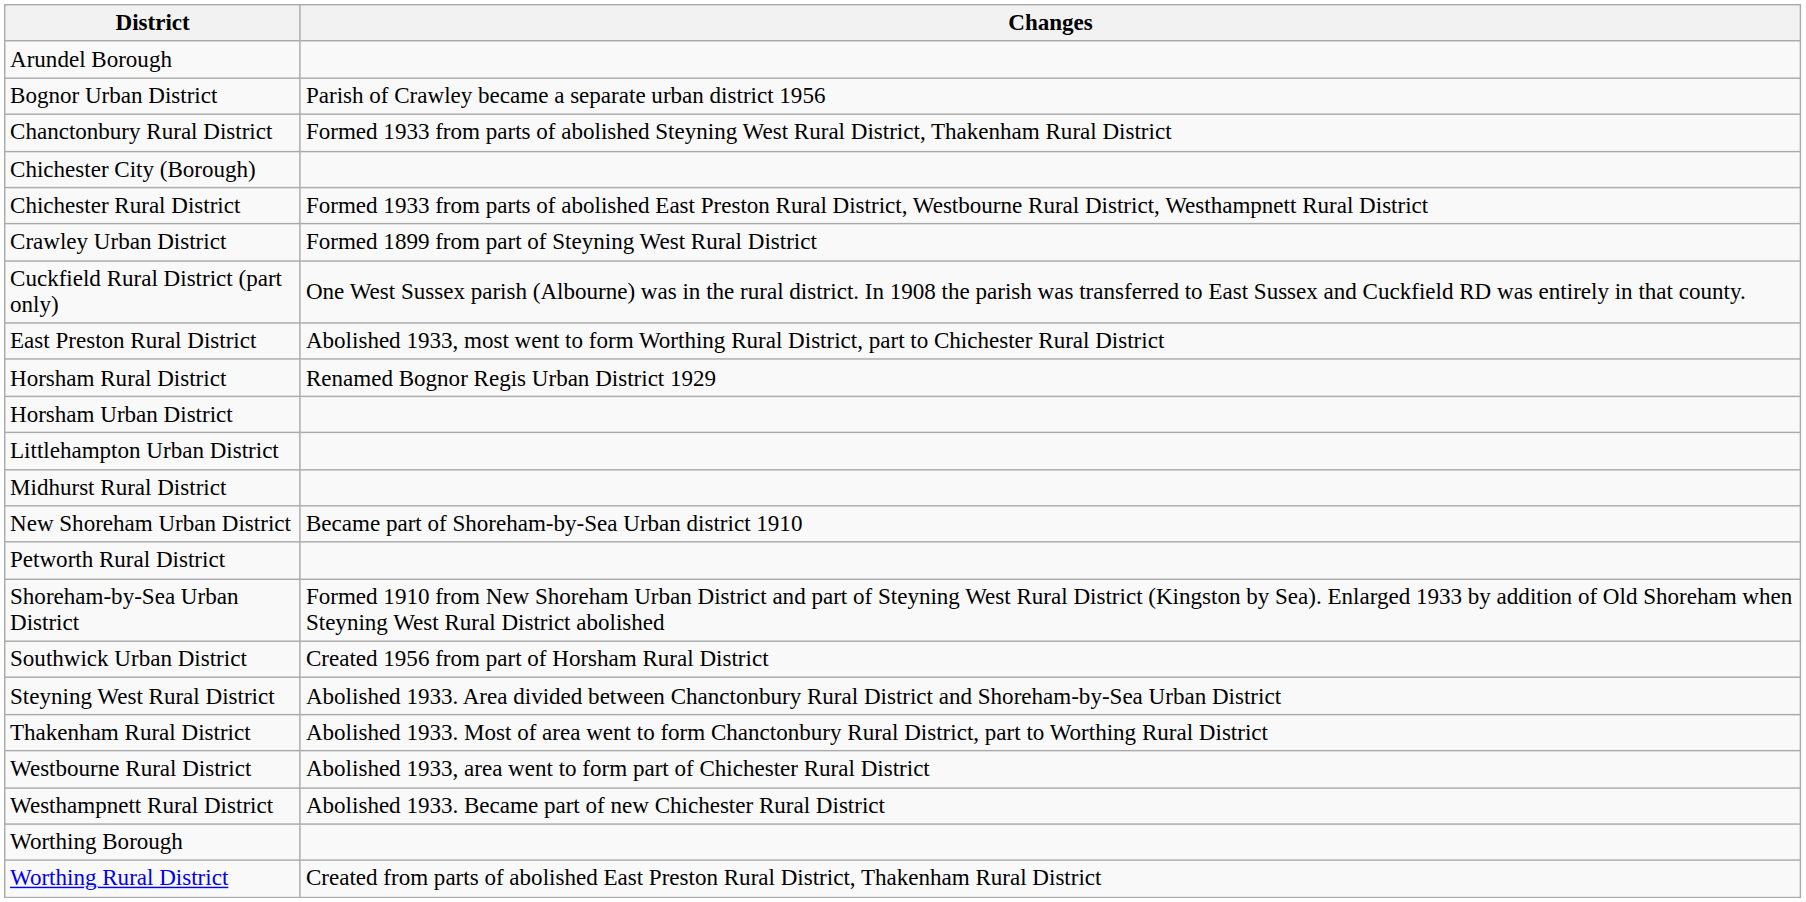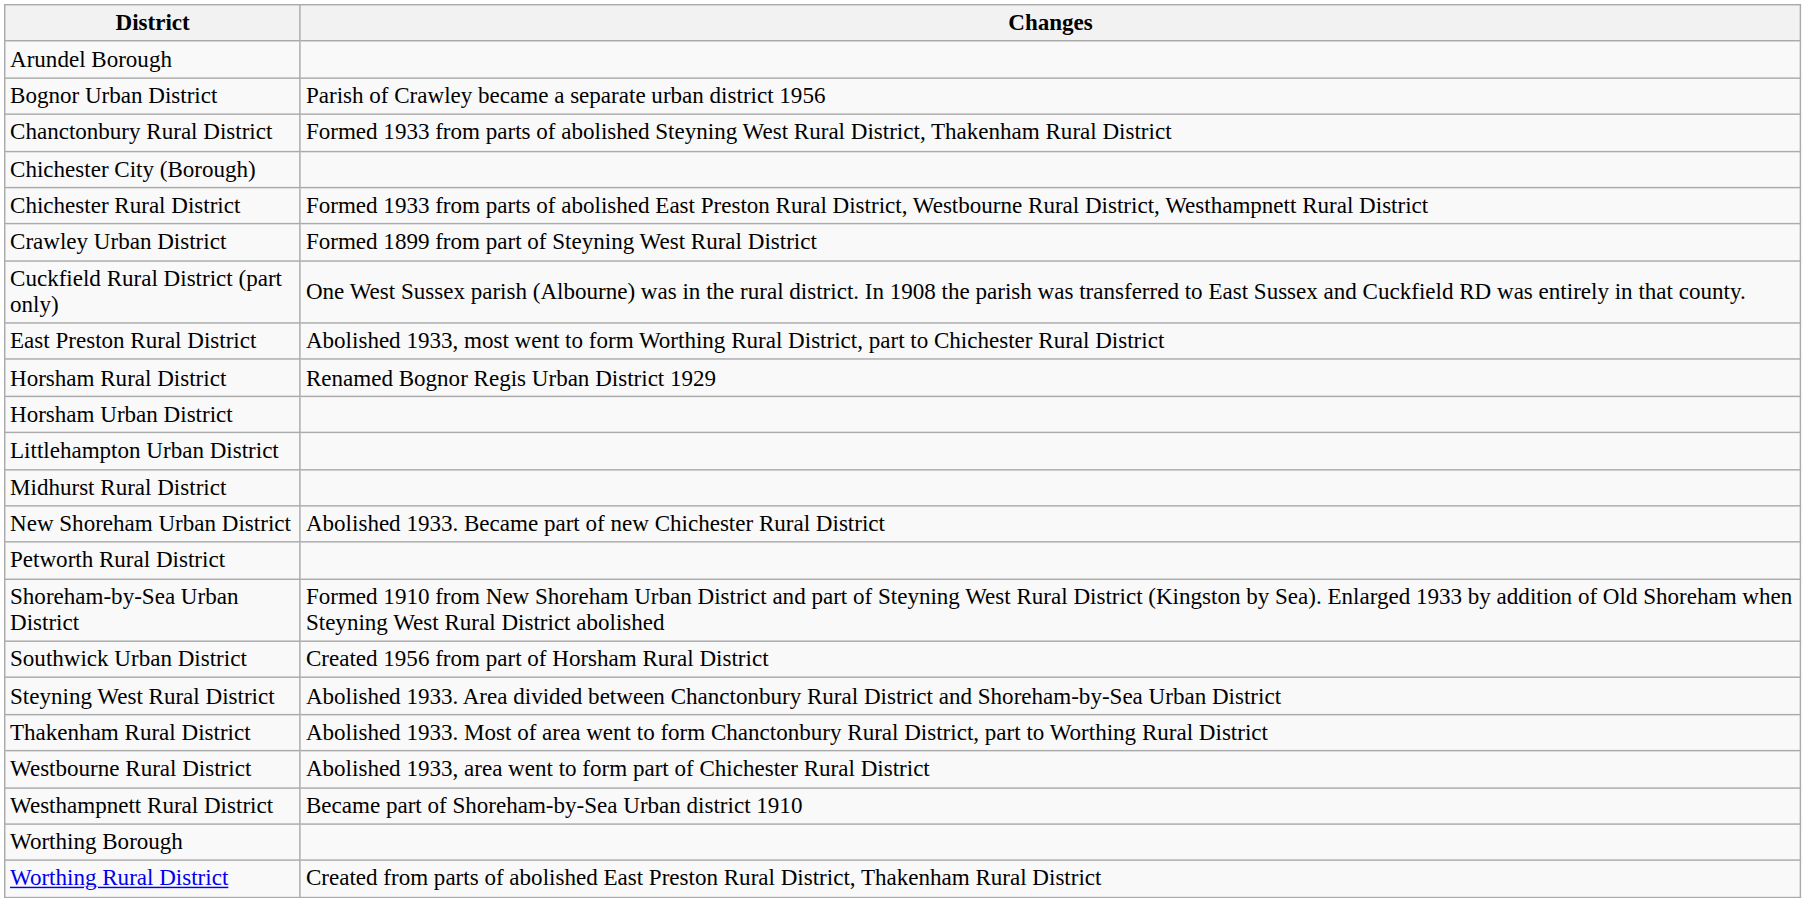(554, 523) Became part of Shoreham-by-Sea Urban district 1910 -> (595, 523) Abolished 1933. Became part of new Chichester Rural District
(595, 805) Abolished 1933. Became part of new Chichester Rural District -> (554, 805) Became part of Shoreham-by-Sea Urban district 1910
